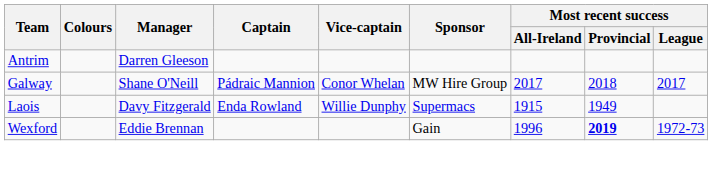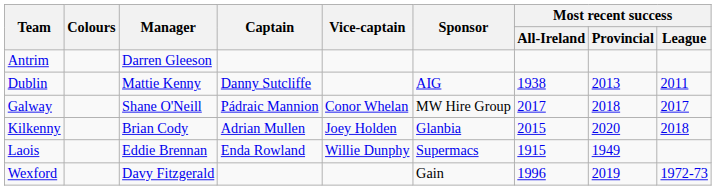+ row: (28, 83)
+ row: (34, 128)
(165, 106) Davy Fitzgerald -> (165, 151) Eddie Brennan
(161, 128) Eddie Brennan -> (168, 173) Davy Fitzgerald
(602, 128) bold -> (606, 173) normal
